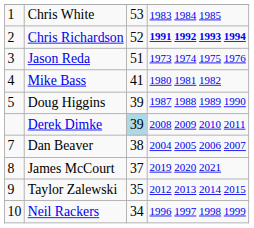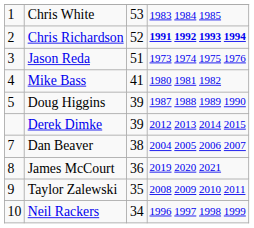(137, 124) lightblue background -> (137, 124) no background
(197, 124) 2008 2009 2010 2011 -> (198, 124) 2012 2013 2014 2015
(137, 168) 37 -> (137, 168) 36
(198, 189) 2012 2013 2014 2015 -> (197, 189) 2008 2009 2010 2011
